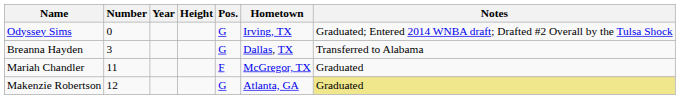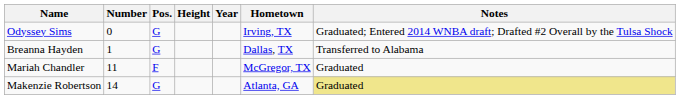columns swapped: (228, 13) <-> (164, 13)
(109, 49) 3 -> (109, 49) 1
(112, 85) 12 -> (112, 85) 14
